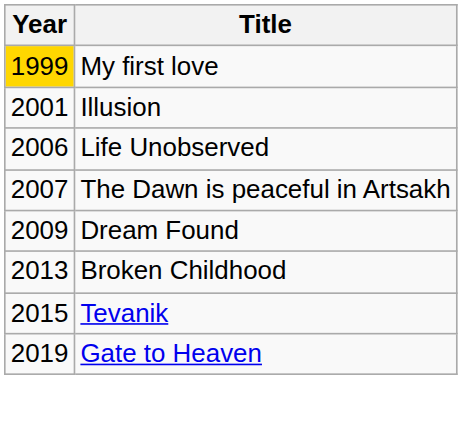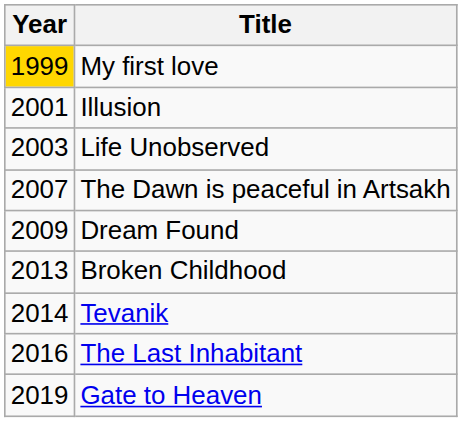(40, 148) 2006 -> (40, 148) 2003
(40, 312) 2015 -> (40, 312) 2014
+ row: (191, 353)
